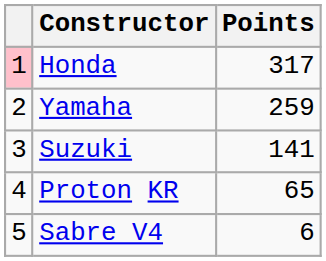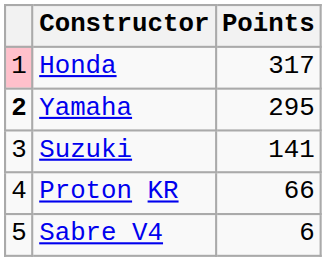(19, 110) normal -> (19, 110) bold
(292, 110) 259 -> (292, 110) 295
(299, 193) 65 -> (299, 193) 66
